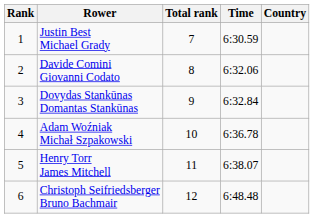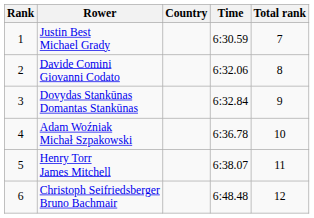columns swapped: (285, 13) <-> (191, 13)
